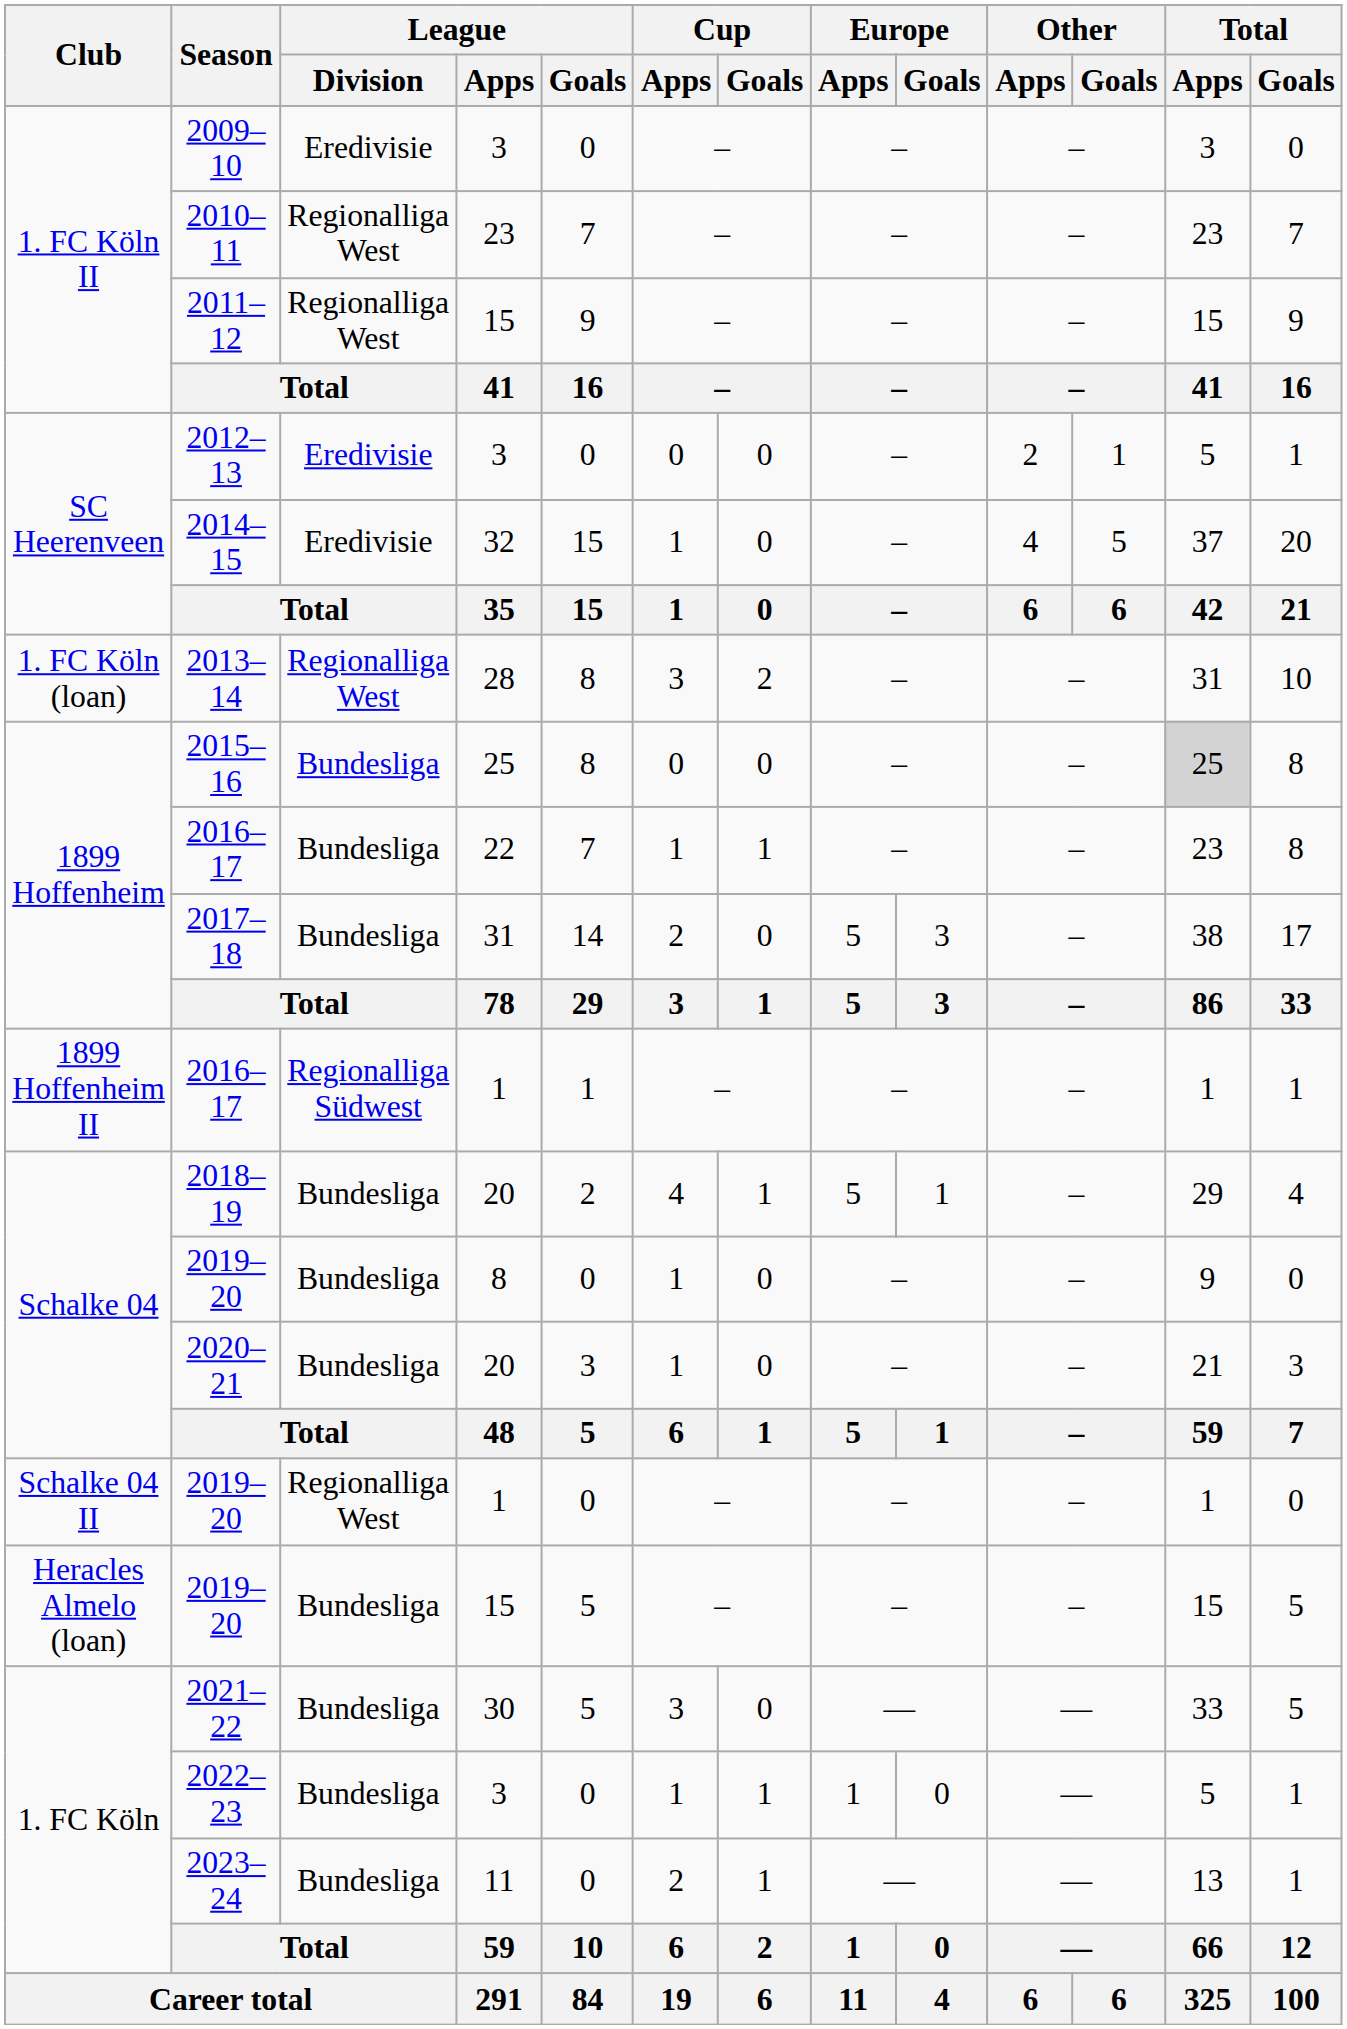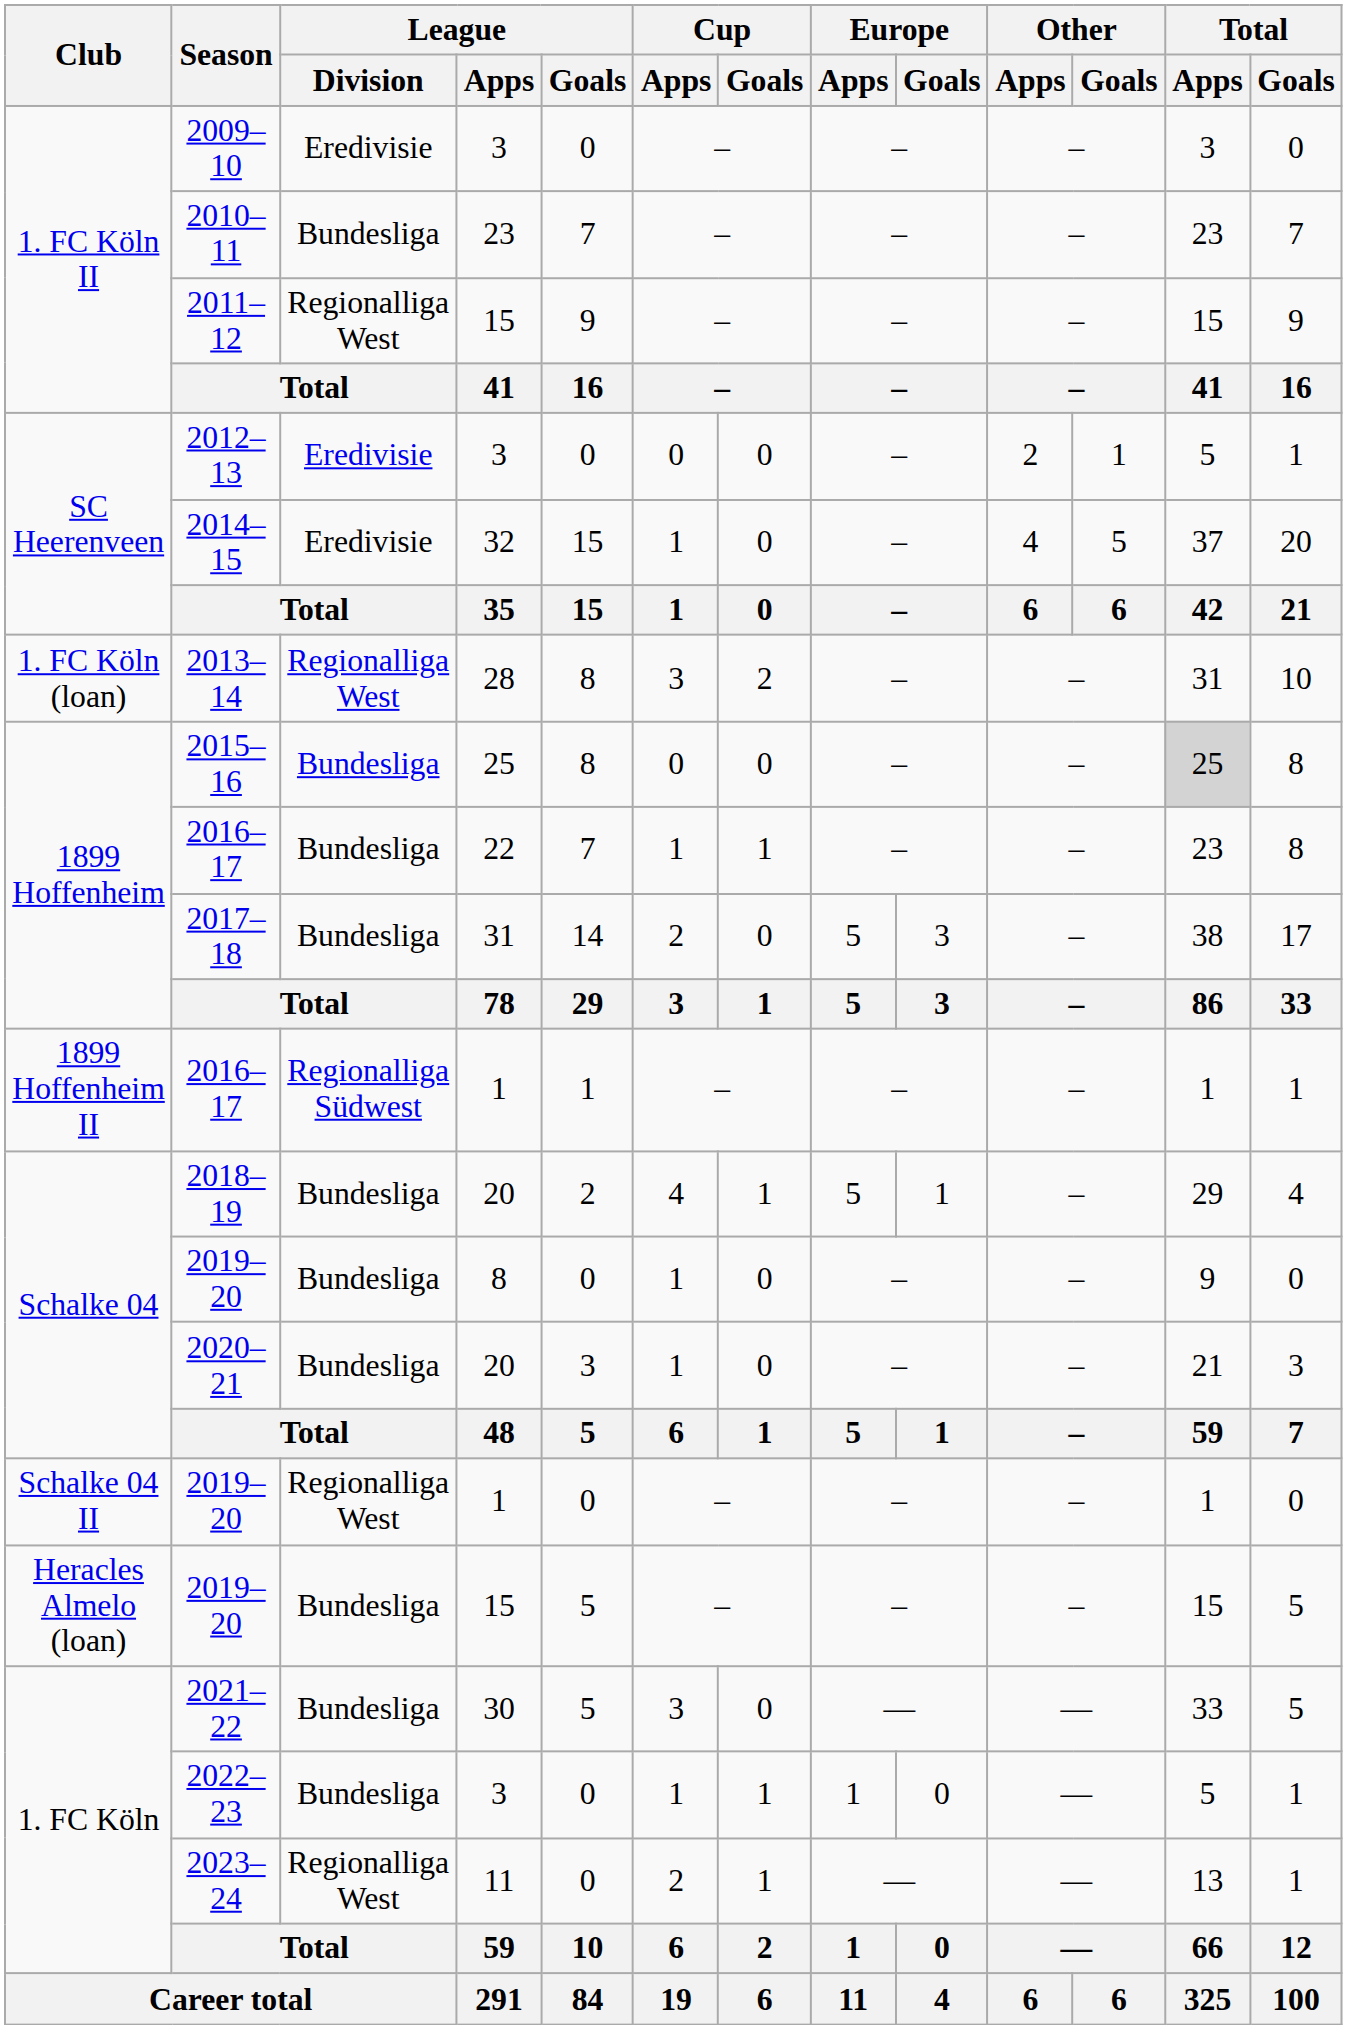(368, 233) Regionalliga West -> (368, 233) Bundesliga
(368, 1880) Bundesliga -> (368, 1880) Regionalliga West
